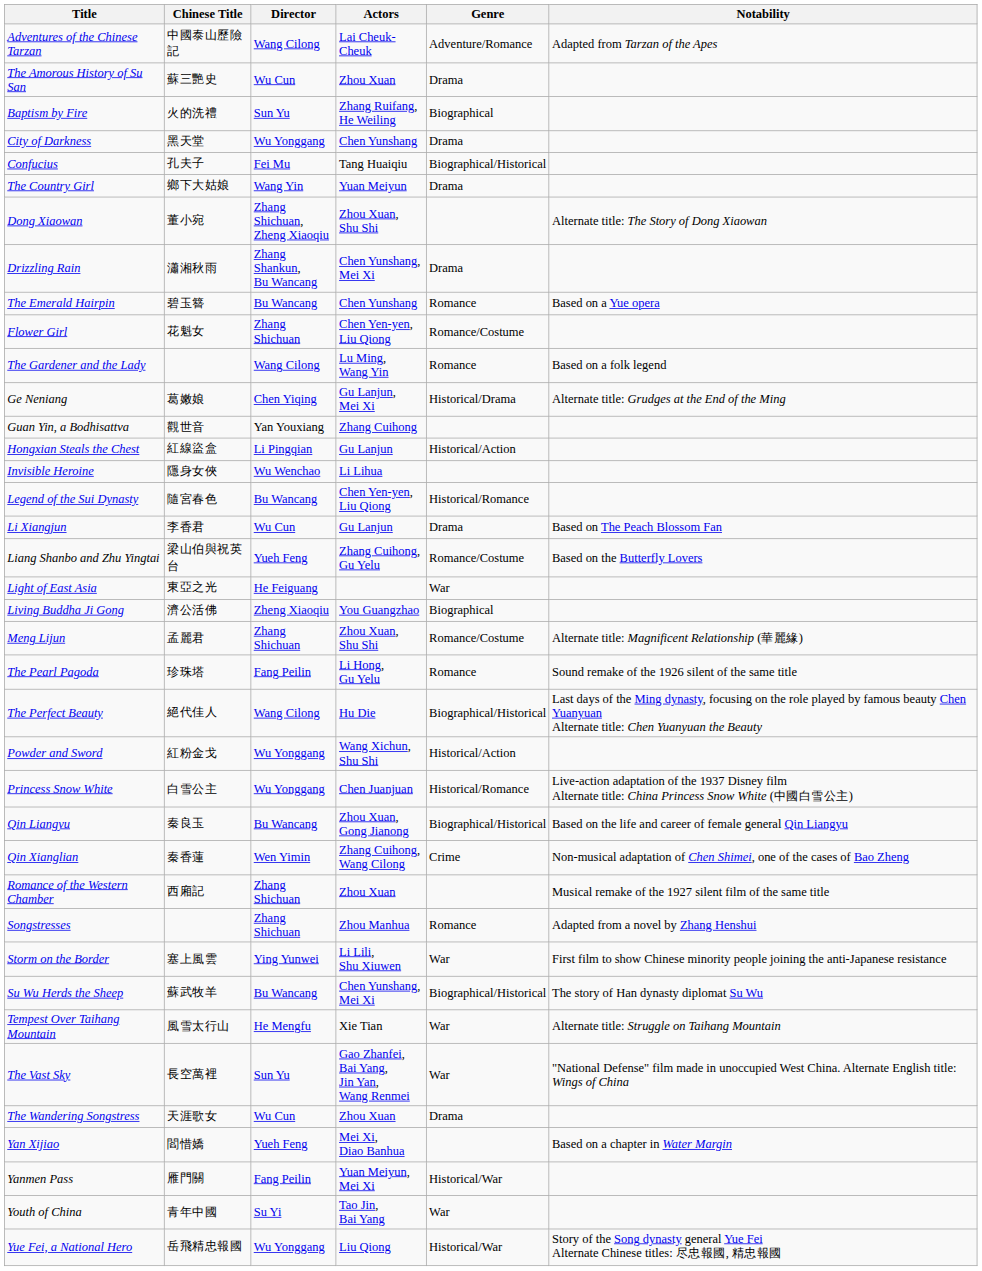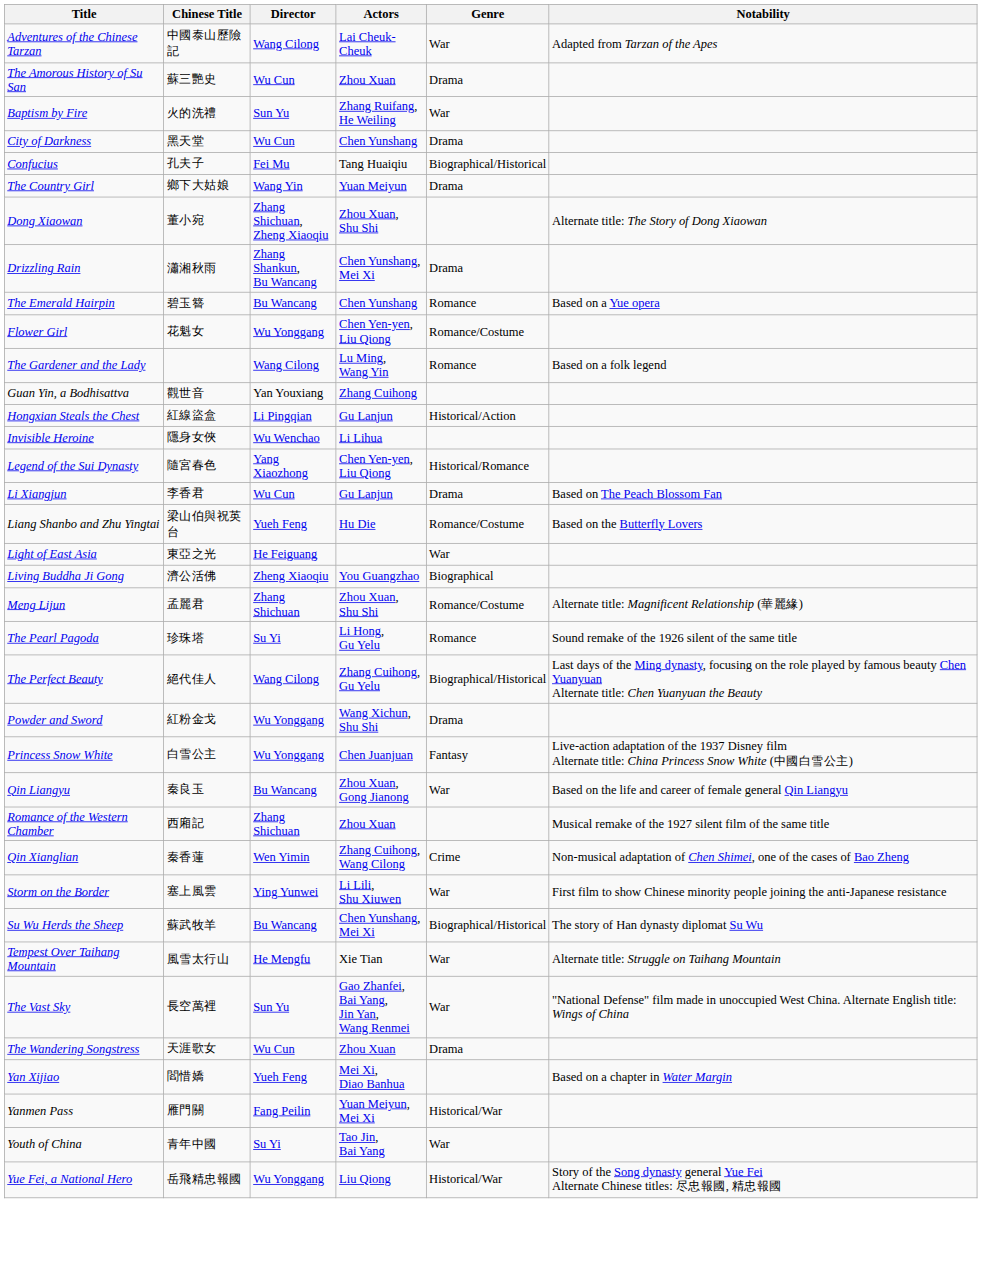(481, 43) Adventure/Romance -> (439, 43) War
(461, 113) Biographical -> (439, 113) War
(289, 141) Wu Yonggang -> (274, 141) Wu Cun
(277, 331) Zhang Shichuan -> (289, 331) Wu Yonggang
- row: (37, 399)
(286, 499) Bu Wancang -> (281, 465) Yang Xiaozhong
(380, 557) Zhang Cuihong, Gu Yelu -> (357, 524) Hu Die
(282, 672) Fang Peilin -> (267, 638) Su Yi
(357, 712) Hu Die -> (380, 679) Zhang Cuihong, Gu Yelu
(472, 753) Historical/Action -> (446, 720) Drama
(479, 788) Historical/Romance -> (449, 755) Fantasy
(488, 823) Biographical/Historical -> (439, 790) War
rows swapped: (43, 857) <-> (68, 891)
- row: (39, 925)
